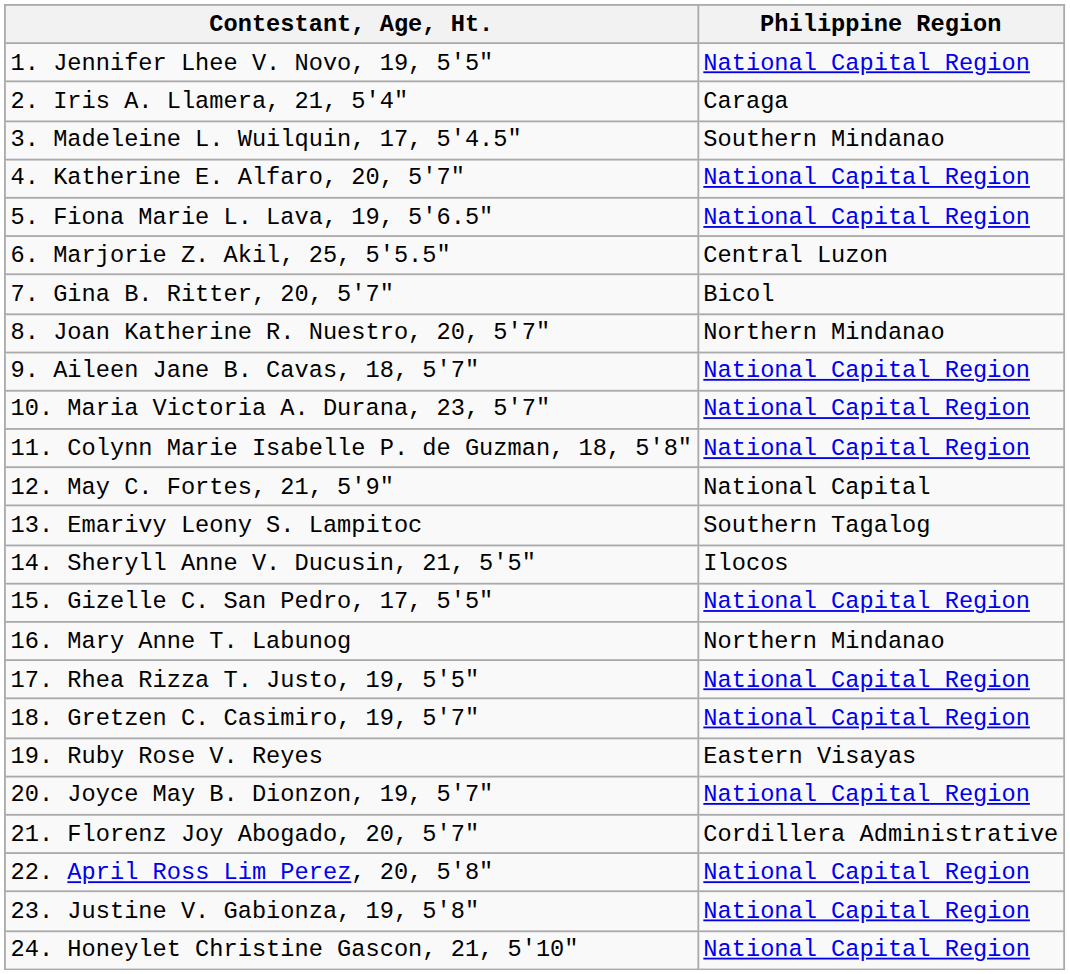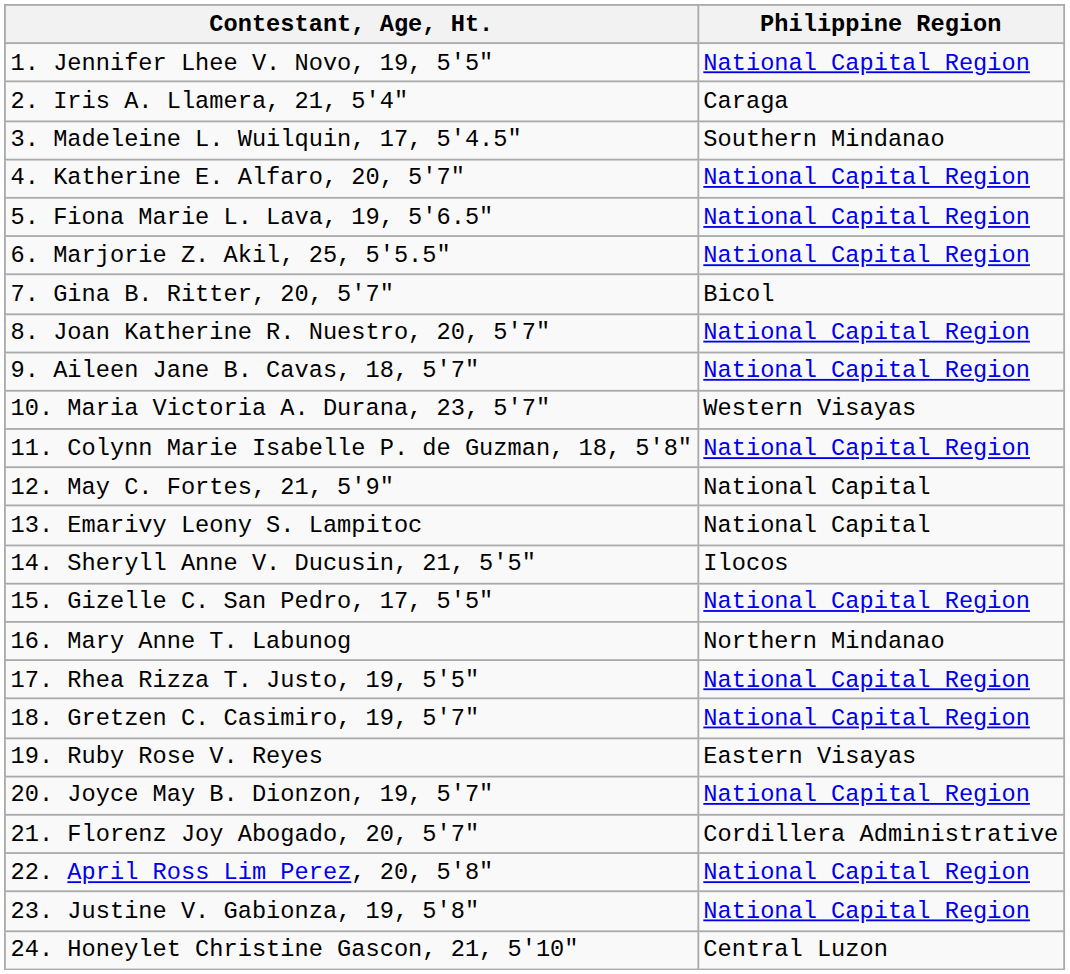(796, 256) Central Luzon -> (867, 256) National Capital Region
(824, 333) Northern Mindanao -> (867, 333) National Capital Region
(867, 410) National Capital Region -> (810, 410) Western Visayas
(817, 525) Southern Tagalog -> (817, 525) National Capital
(867, 950) National Capital Region -> (796, 950) Central Luzon
